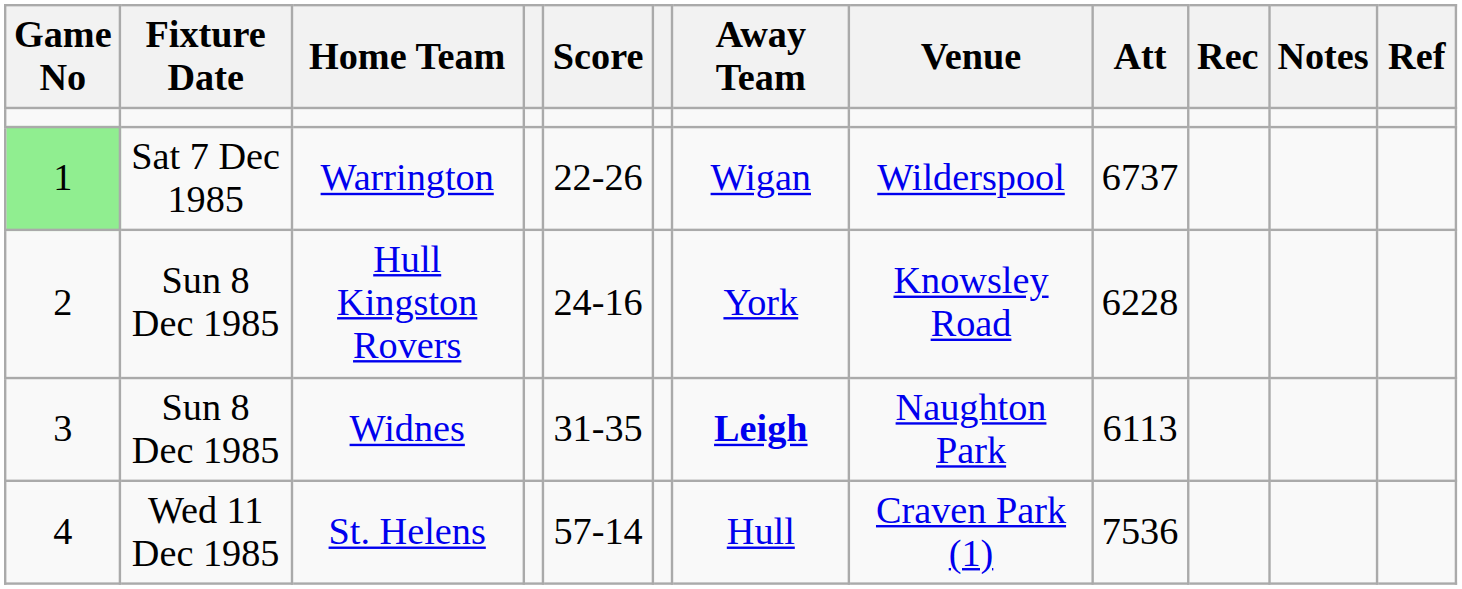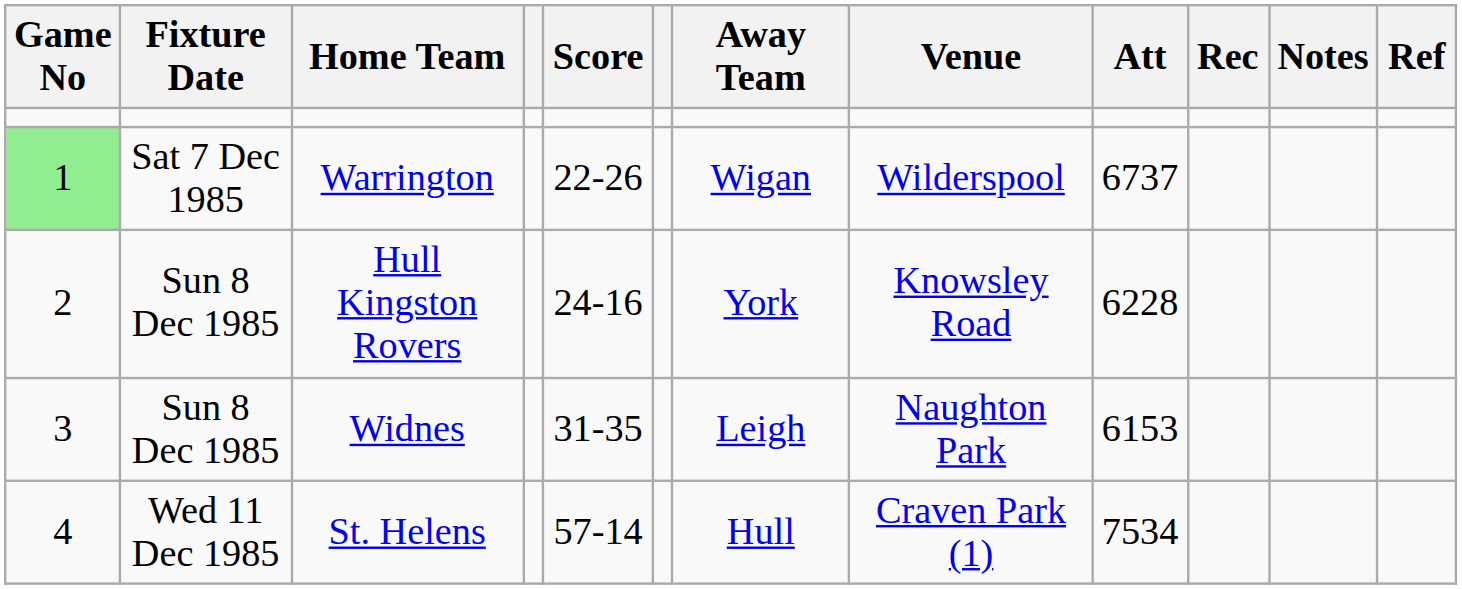(761, 427) bold -> (761, 427) normal
(1140, 427) 6113 -> (1140, 427) 6153
(1140, 531) 7536 -> (1140, 531) 7534
